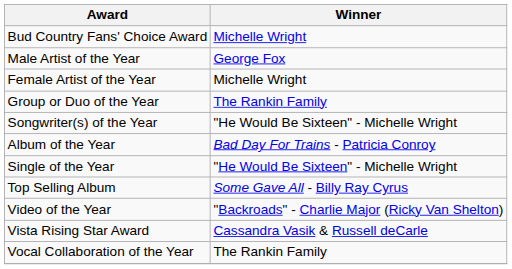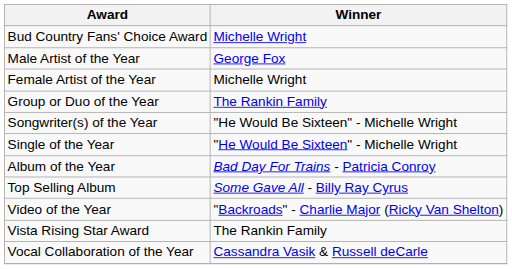rows swapped: (61, 166) <-> (61, 144)
(321, 230) Cassandra Vasik & Russell deCarle -> (270, 230) The Rankin Family
(270, 252) The Rankin Family -> (321, 252) Cassandra Vasik & Russell deCarle
